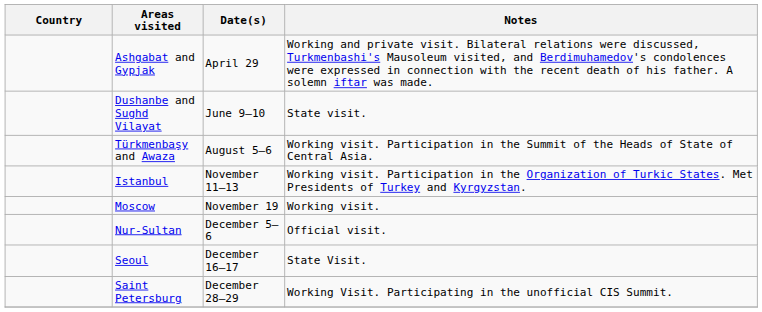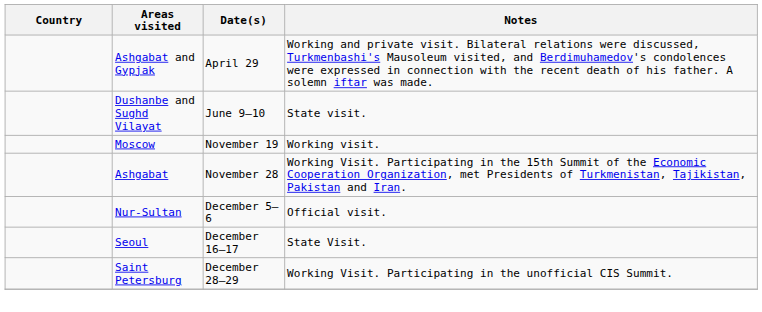- row: (152, 150)
- row: (142, 181)
+ row: (142, 175)
